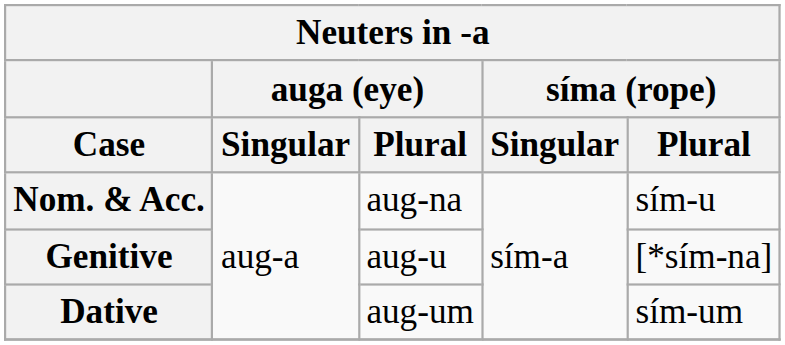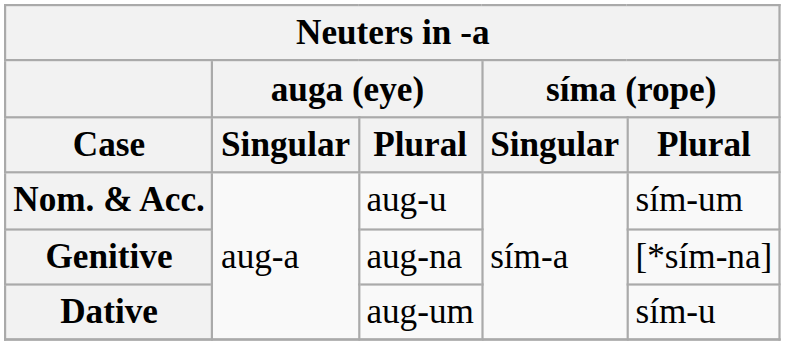(414, 199) aug-na -> (406, 199) aug-u
(676, 199) sím-u -> (689, 199) sím-um
(406, 255) aug-u -> (414, 255) aug-na
(689, 311) sím-um -> (676, 311) sím-u
